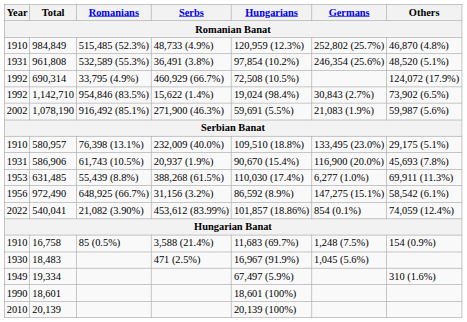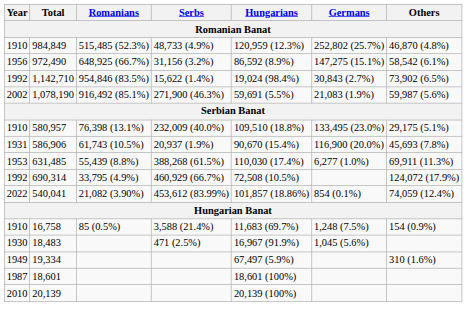- row: (49, 62)
rows swapped: (49, 194) <-> (49, 78)
(17, 293) 1990 -> (17, 276) 1987
